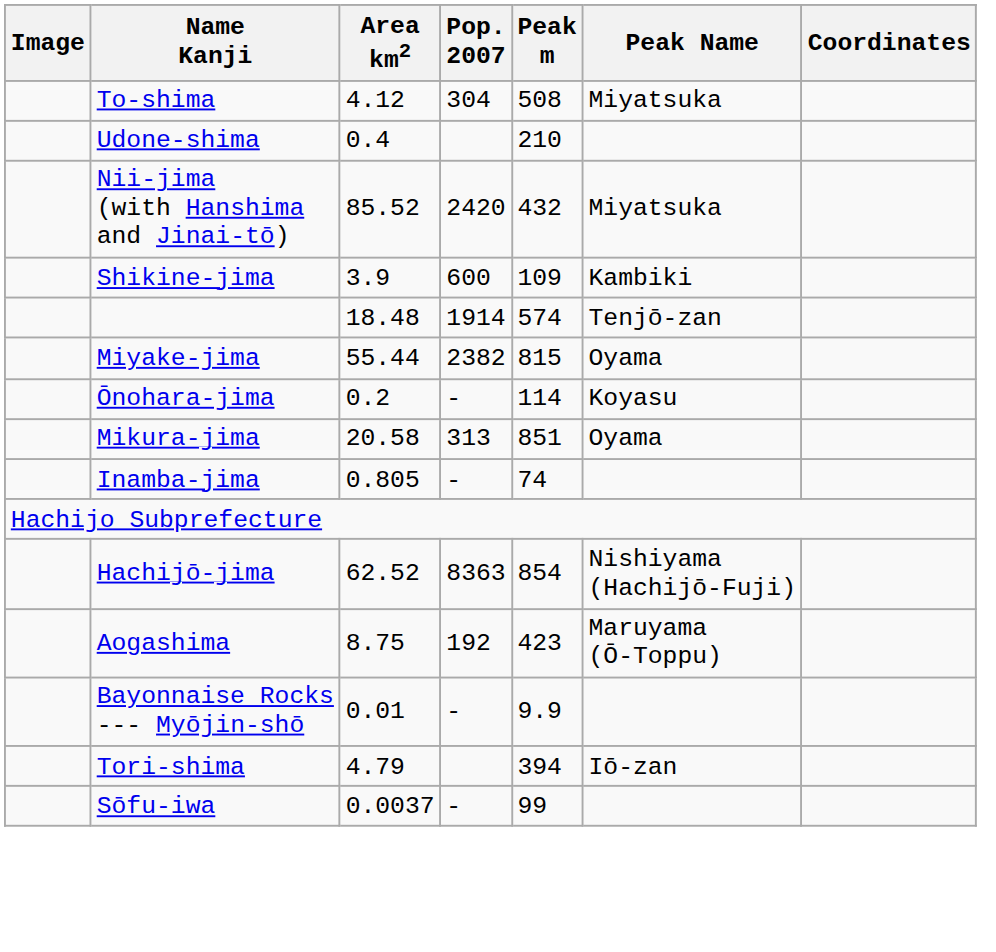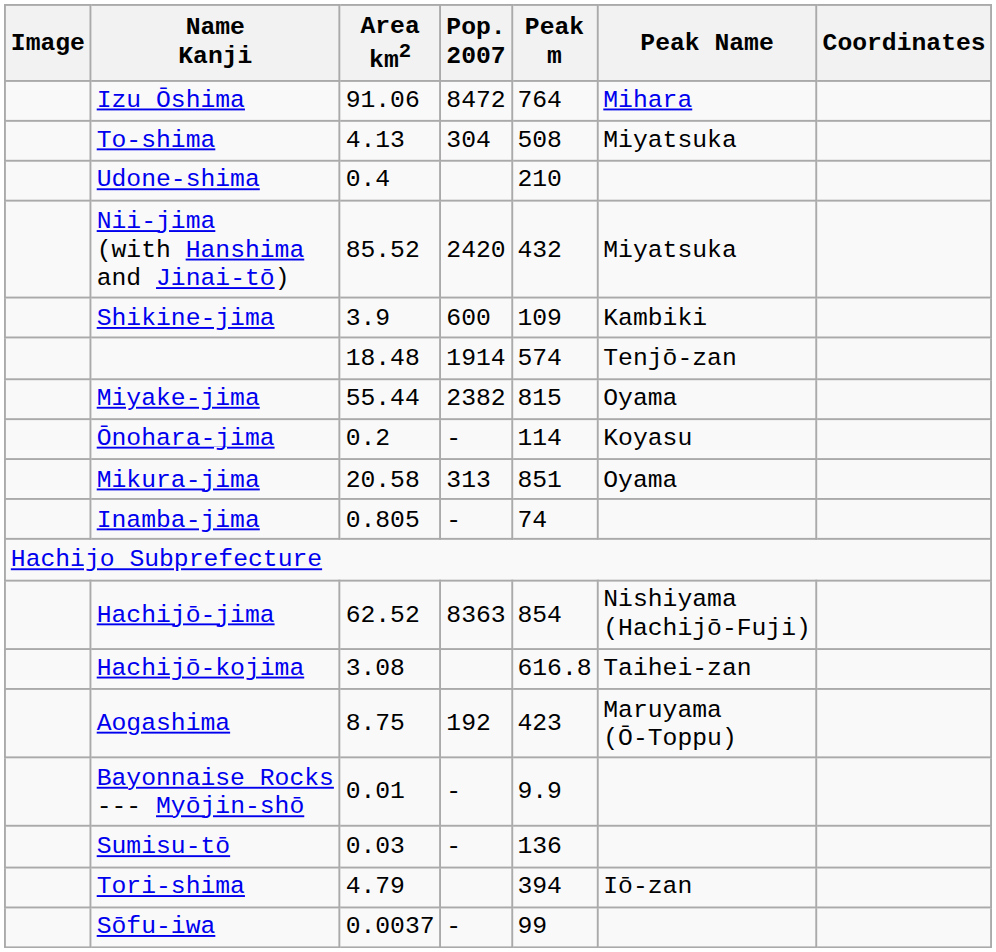+ row: (171, 100)
(375, 100) 4.12 -> (375, 140) 4.13
+ row: (200, 669)
+ row: (163, 847)
